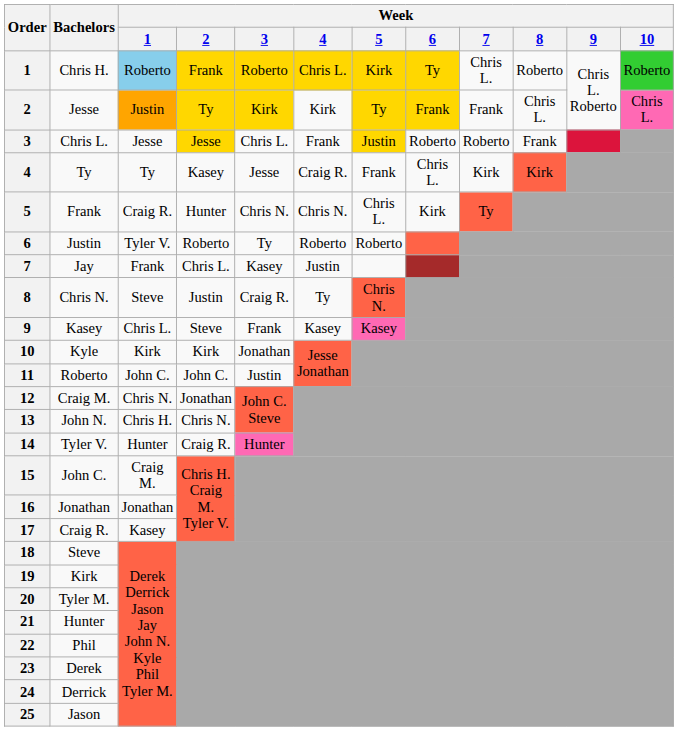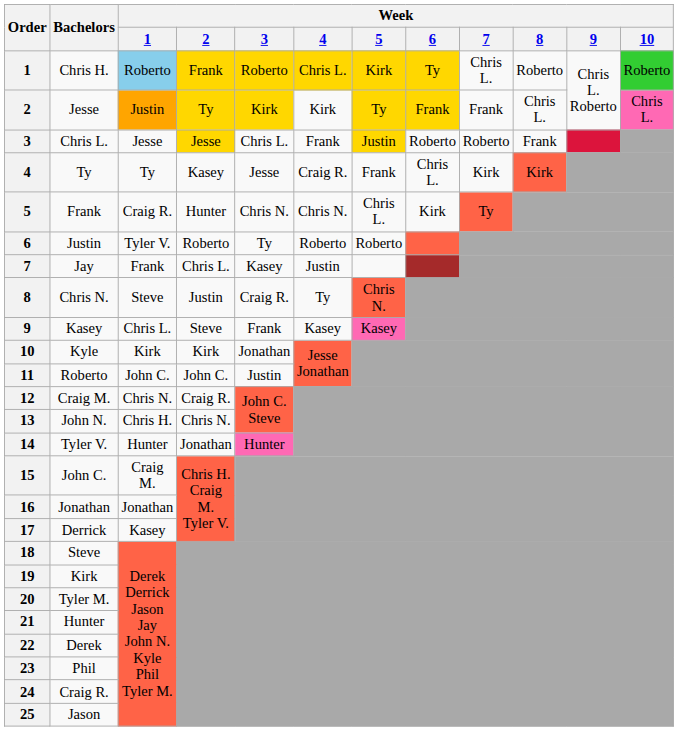(206, 398) Jonathan -> (206, 398) Craig R.
(206, 444) Craig R. -> (206, 444) Jonathan
(84, 529) Craig R. -> (84, 529) Derrick
(84, 645) Phil -> (84, 645) Derek
(84, 668) Derek -> (84, 668) Phil
(84, 691) Derrick -> (84, 691) Craig R.
